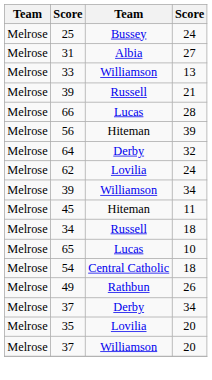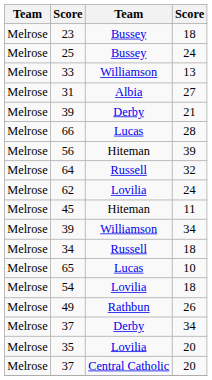+ row: (68, 33)
rows swapped: (68, 53) <-> (68, 72)
(129, 92) Russell -> (129, 111) Derby
(129, 151) Derby -> (129, 170) Russell
rows swapped: (68, 209) <-> (68, 190)
(129, 268) Central Catholic -> (129, 287) Lovilia
(129, 346) Williamson -> (129, 365) Central Catholic
